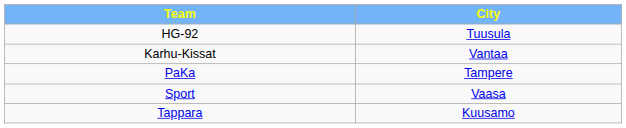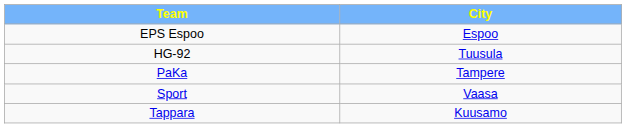+ row: (172, 34)
- row: (180, 53)
